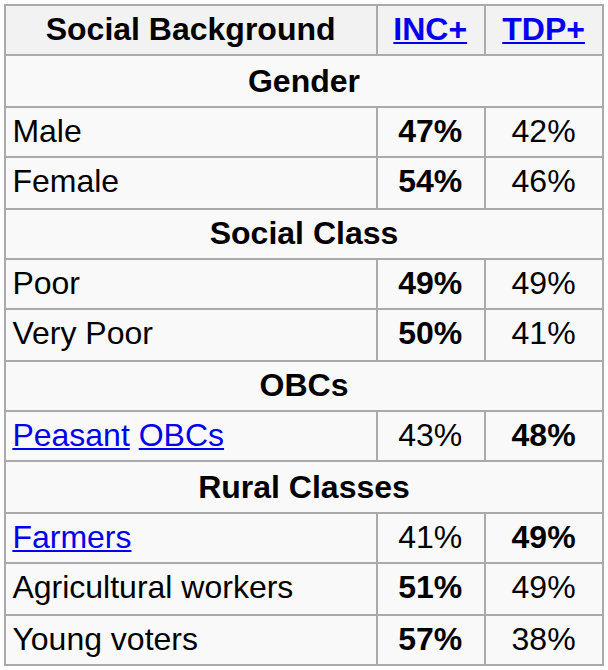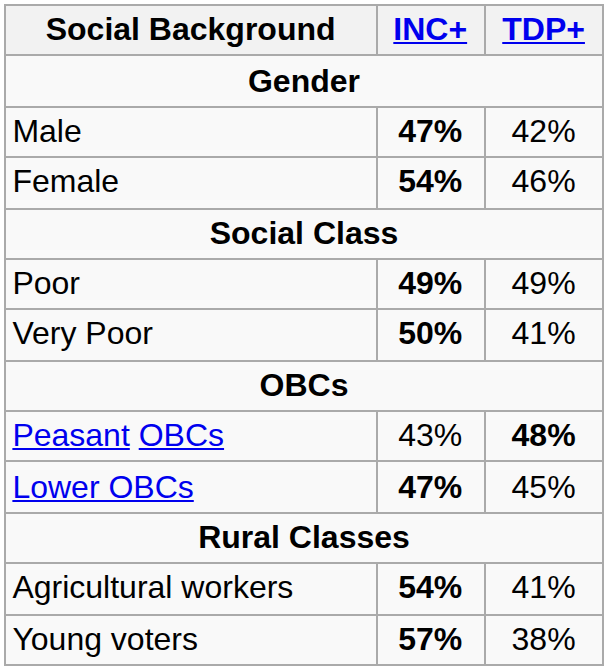+ row: (103, 486)
- row: (72, 537)
(430, 588) 51% -> (430, 588) 54%
(544, 588) 49% -> (544, 588) 41%
